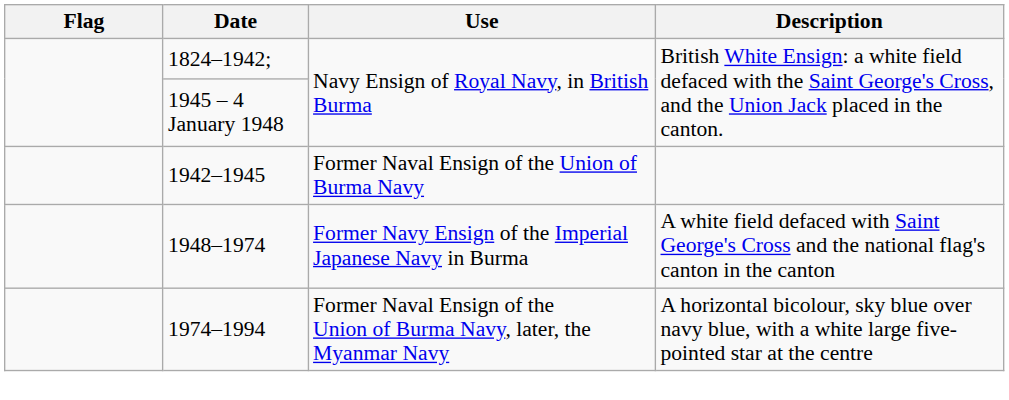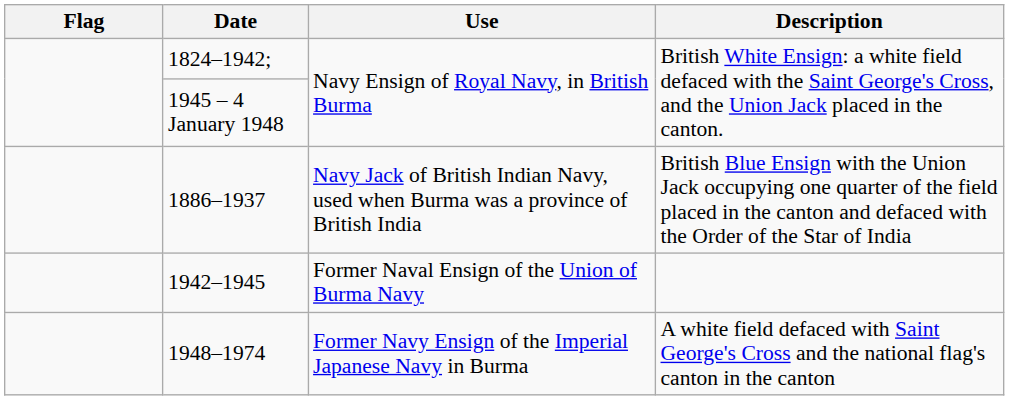+ row: (217, 199)
- row: (217, 328)
